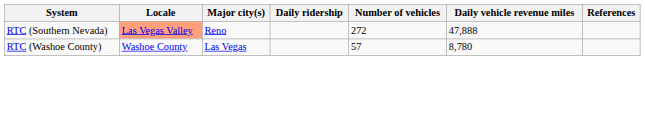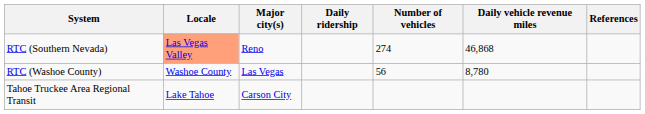(359, 30) 272 -> (383, 48) 274
(463, 30) 47,888 -> (479, 48) 46,868
(356, 47) 57 -> (381, 72) 56
+ row: (68, 95)
